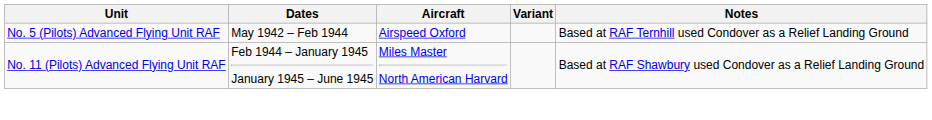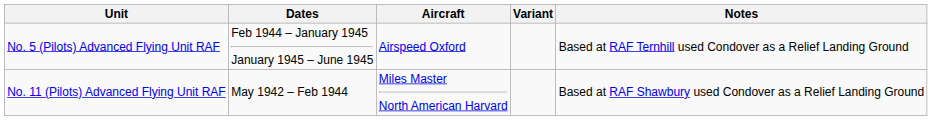(290, 33) May 1942 – Feb 1944 -> (302, 46) Feb 1944 – January 1945 January 1945 – June 1945
(302, 65) Feb 1944 – January 1945 January 1945 – June 1945 -> (290, 92) May 1942 – Feb 1944
